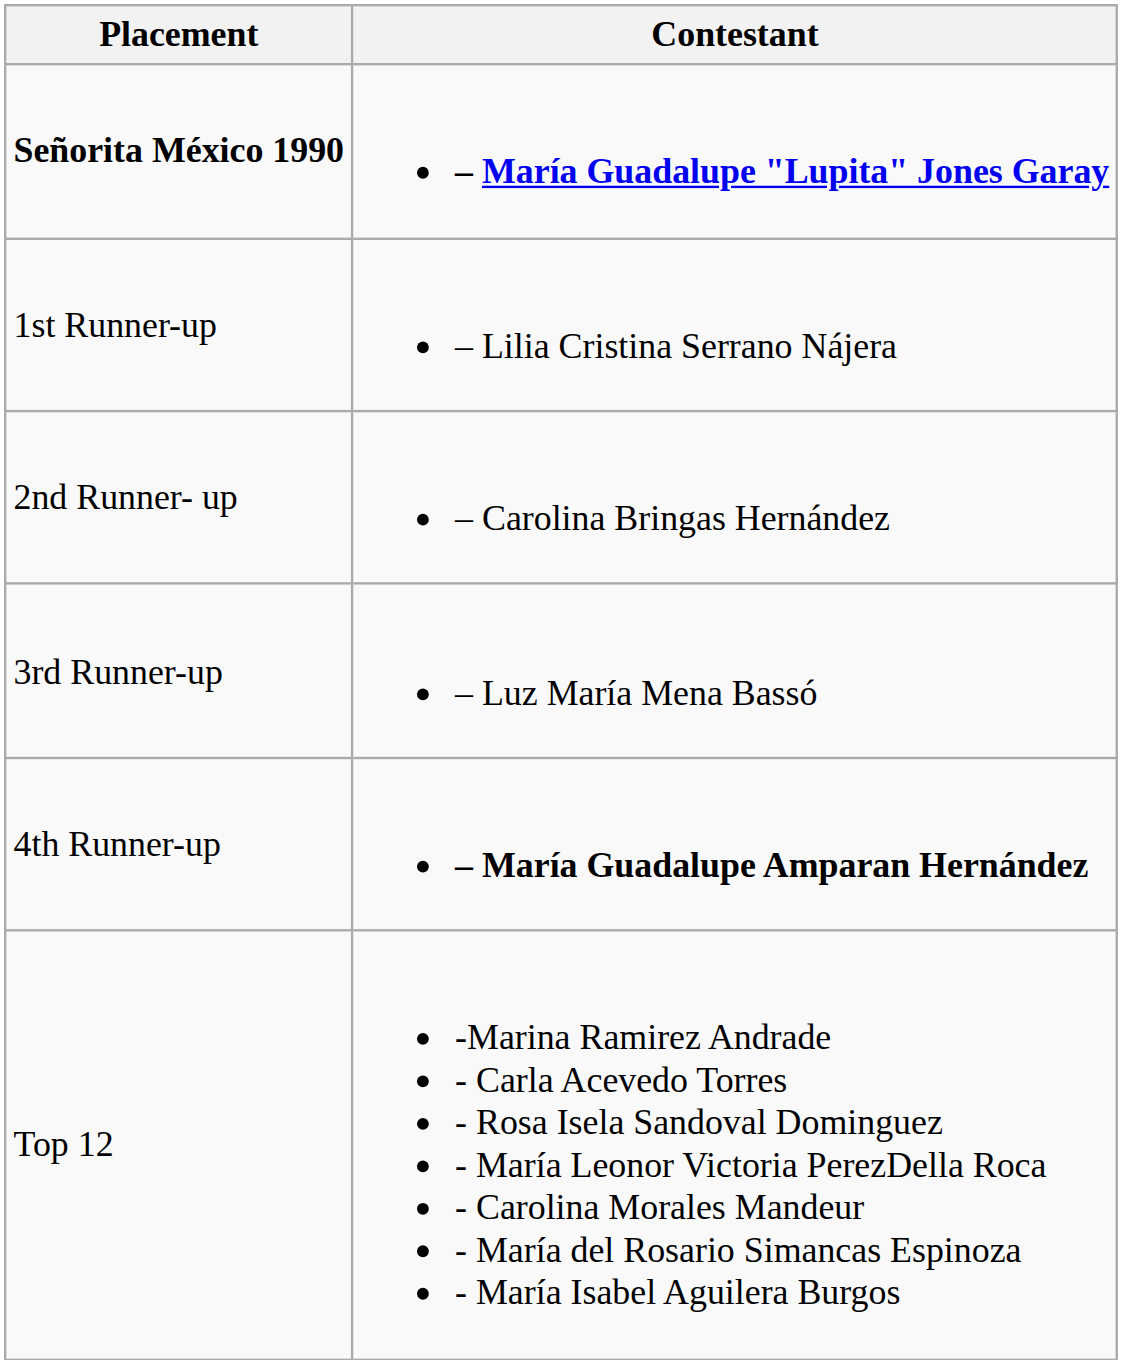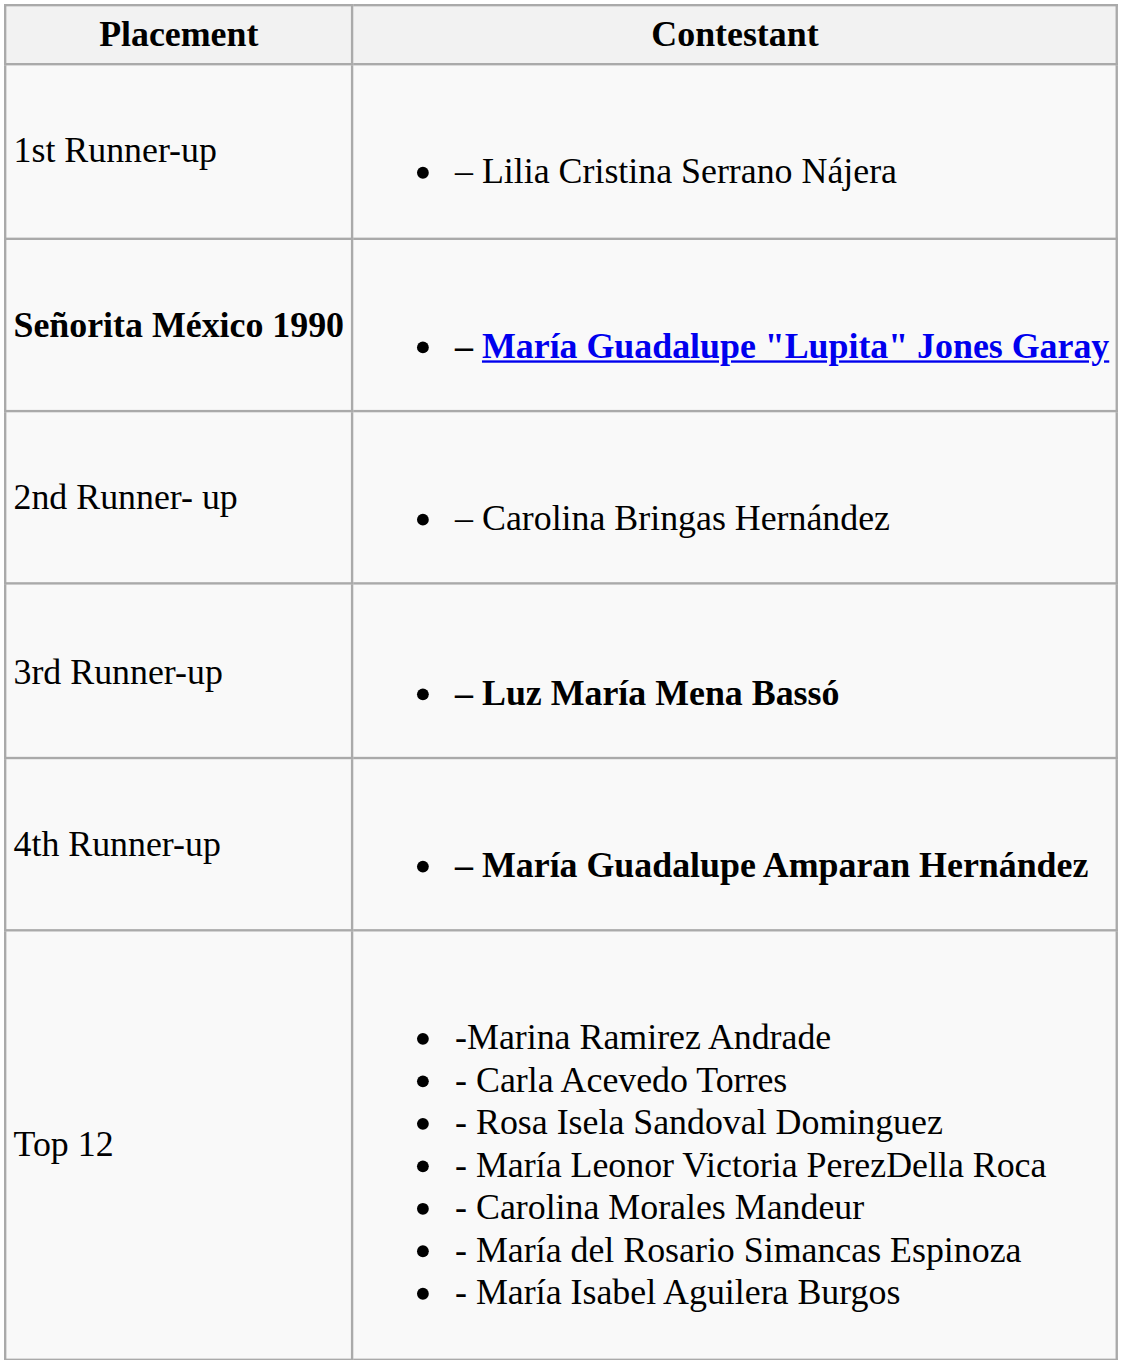rows swapped: (179, 150) <-> (115, 323)
(735, 692) normal -> (735, 692) bold
